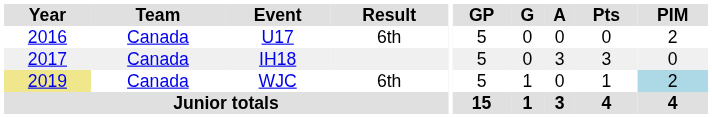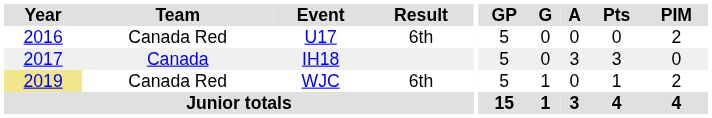(158, 36) Canada -> (178, 36) Canada Red
(158, 80) Canada -> (178, 80) Canada Red
(673, 80) lightblue background -> (676, 80) no background
